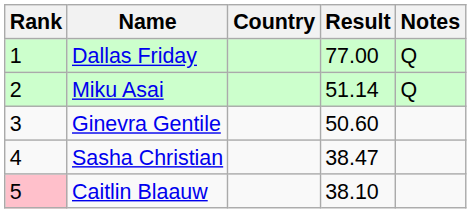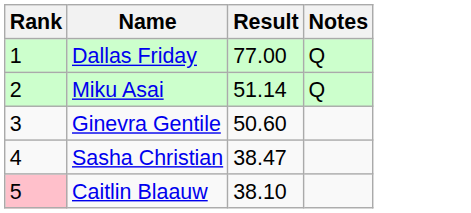- column: (274, 22)
